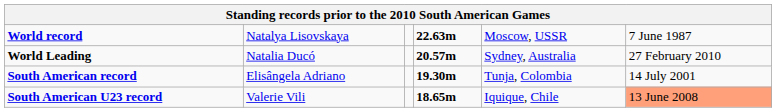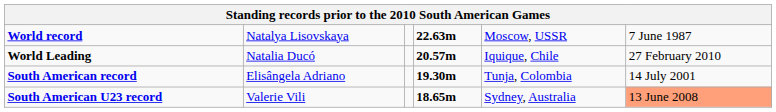(530, 55) Sydney, Australia -> (521, 55) Iquique, Chile
(521, 96) Iquique, Chile -> (530, 96) Sydney, Australia
